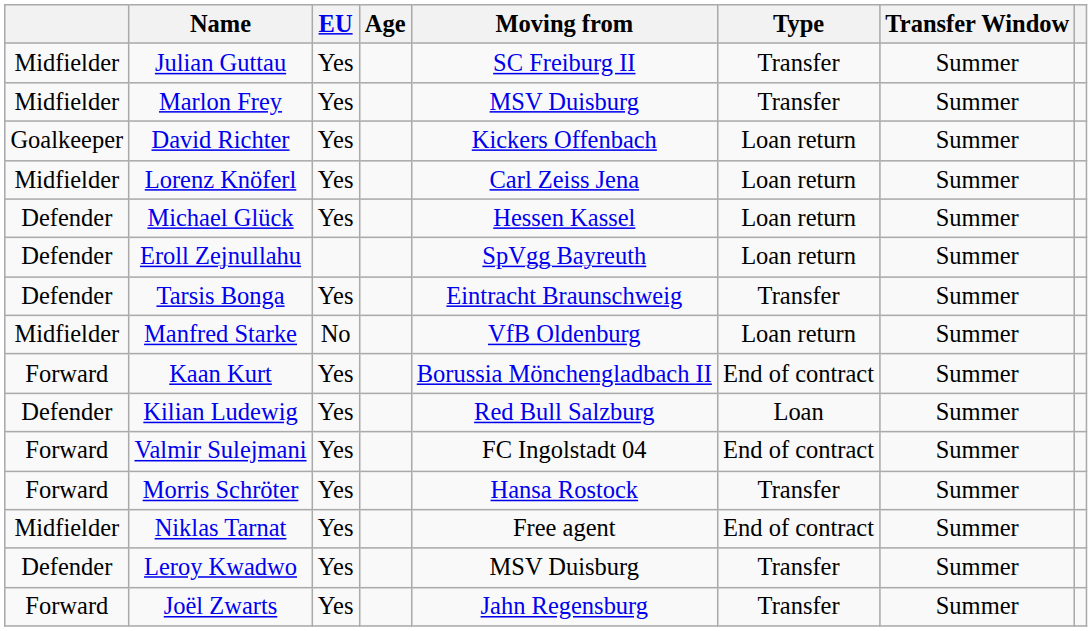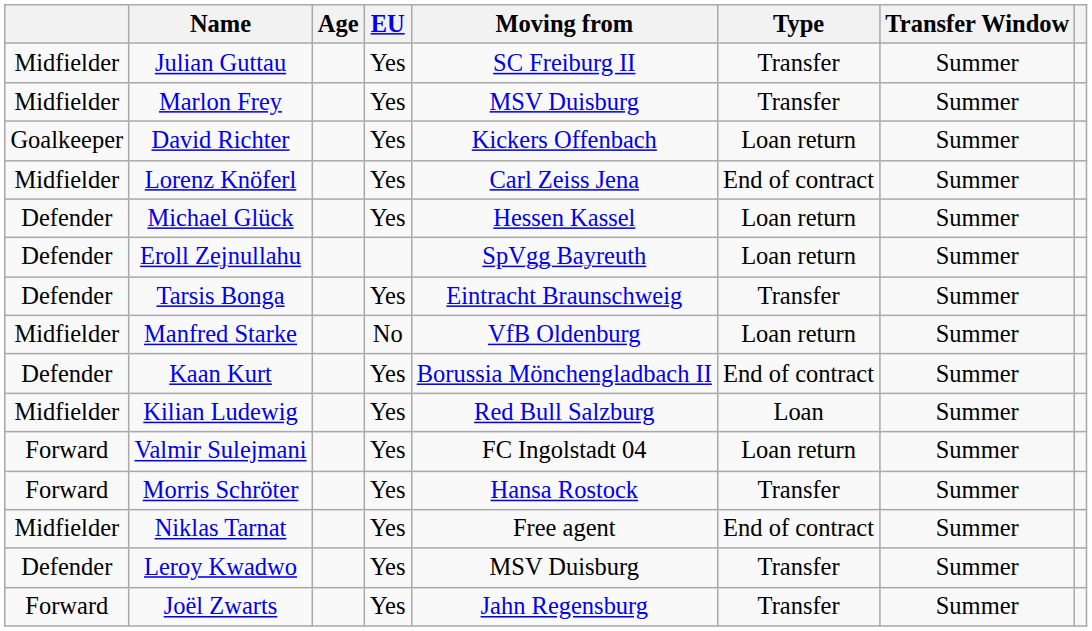columns swapped: (385, 23) <-> (336, 23)
(799, 179) Loan return -> (799, 179) End of contract
(67, 373) Forward -> (67, 373) Defender
(67, 412) Defender -> (67, 412) Midfielder
(799, 450) End of contract -> (799, 450) Loan return
